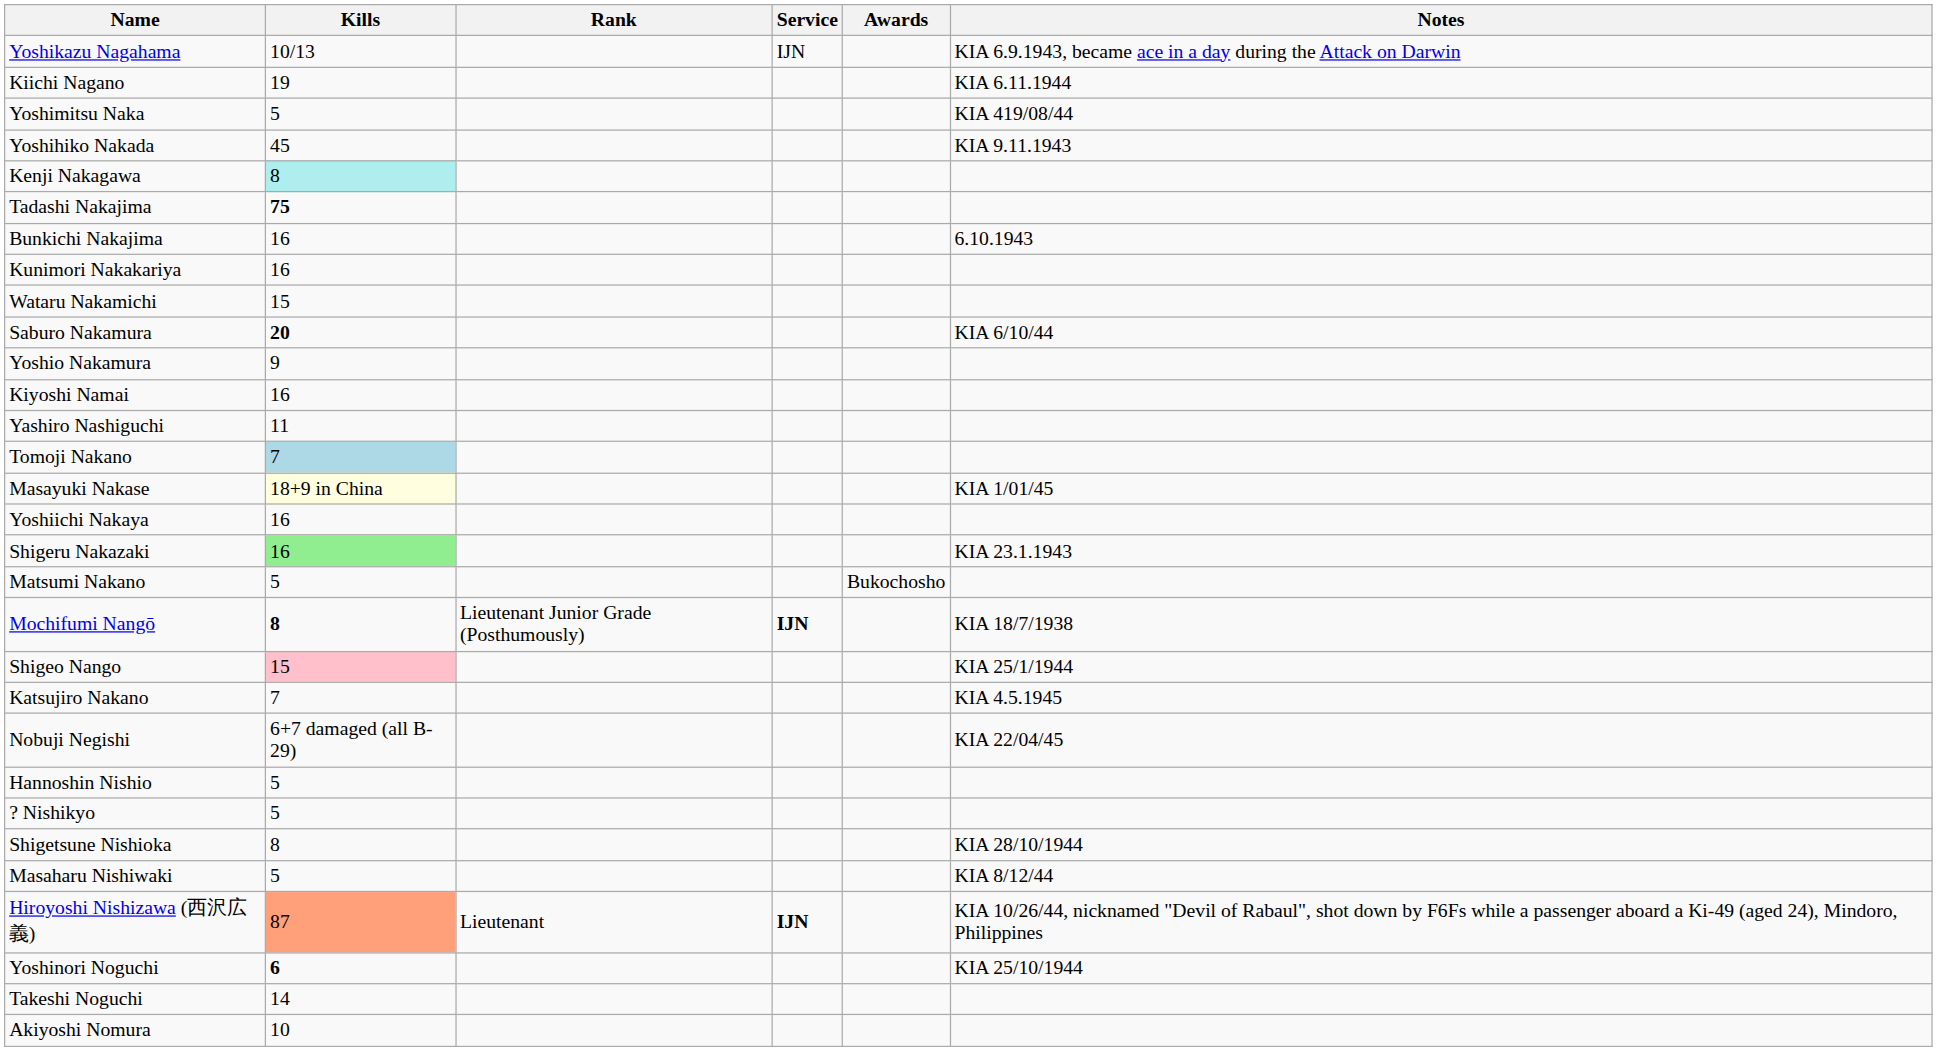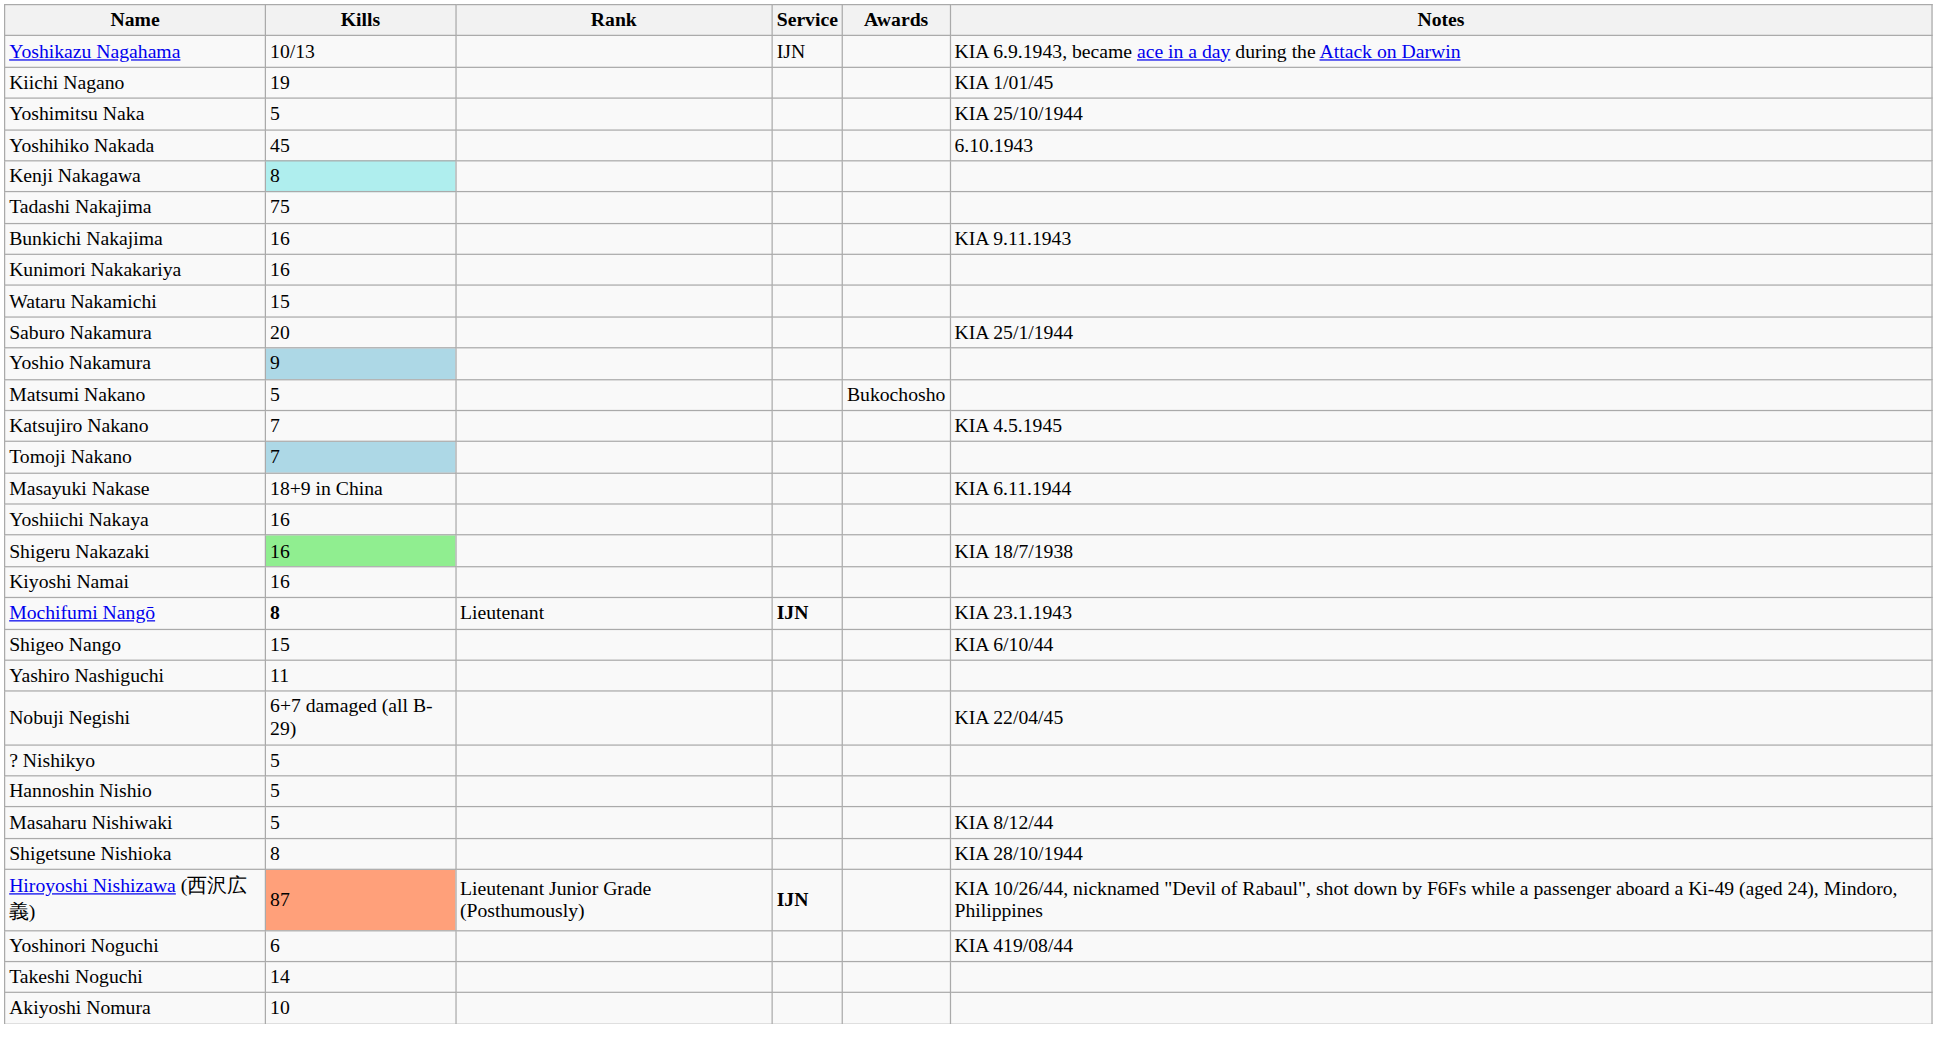(1013, 82) KIA 6.11.1944 -> (1004, 82) KIA 1/01/45
(1014, 113) KIA 419/08/44 -> (1019, 113) KIA 25/10/1944
(1013, 144) KIA 9.11.1943 -> (994, 144) 6.10.1943
(280, 207) bold -> (280, 207) normal
(994, 238) 6.10.1943 -> (1013, 238) KIA 9.11.1943
(280, 332) bold -> (280, 332) normal
(1004, 332) KIA 6/10/44 -> (1014, 332) KIA 25/1/1944
(275, 363) no background -> (275, 363) lightblue background
rows swapped: (77, 581) <-> (69, 394)
rows swapped: (79, 697) <-> (87, 425)
(326, 488) lightyellow background -> (326, 488) no background
(1004, 488) KIA 1/01/45 -> (1013, 488) KIA 6.11.1944
(1013, 550) KIA 23.1.1943 -> (1014, 550) KIA 18/7/1938
(556, 624) Lieutenant Junior Grade (Posthumously) -> (502, 613) Lieutenant
(1014, 624) KIA 18/7/1938 -> (1013, 613) KIA 23.1.1943
(280, 666) pink background -> (280, 644) no background
(1014, 666) KIA 25/1/1944 -> (1004, 644) KIA 6/10/44
rows swapped: (52, 813) <-> (80, 782)
rows swapped: (90, 844) <-> (91, 875)
(502, 921) Lieutenant -> (556, 899) Lieutenant Junior Grade (Posthumously)
(275, 967) bold -> (275, 945) normal
(1019, 967) KIA 25/10/1944 -> (1014, 945) KIA 419/08/44
